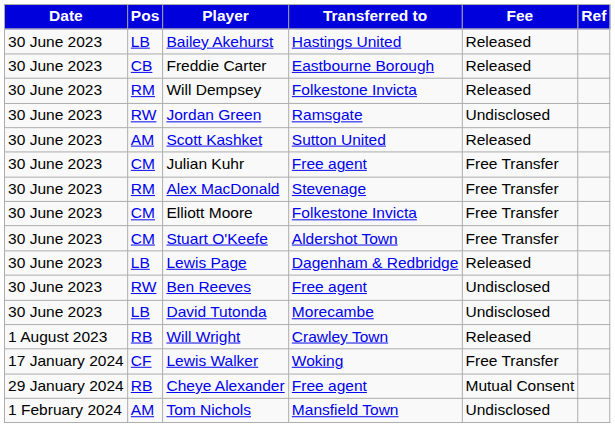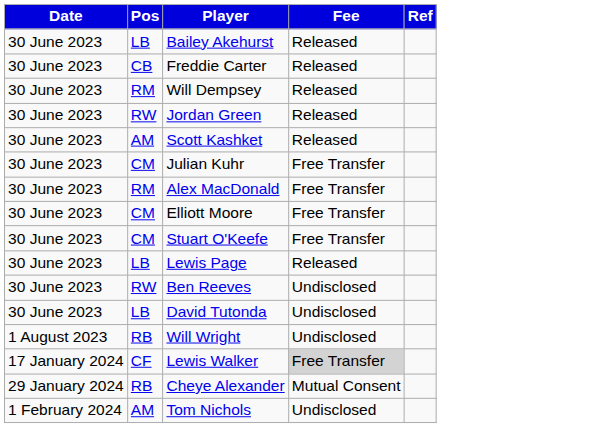- column: (375, 16)
(508, 115) Undisclosed -> (325, 115) Released
(498, 336) Released -> (334, 336) Undisclosed
(512, 361) no background -> (338, 361) lightgrey background
